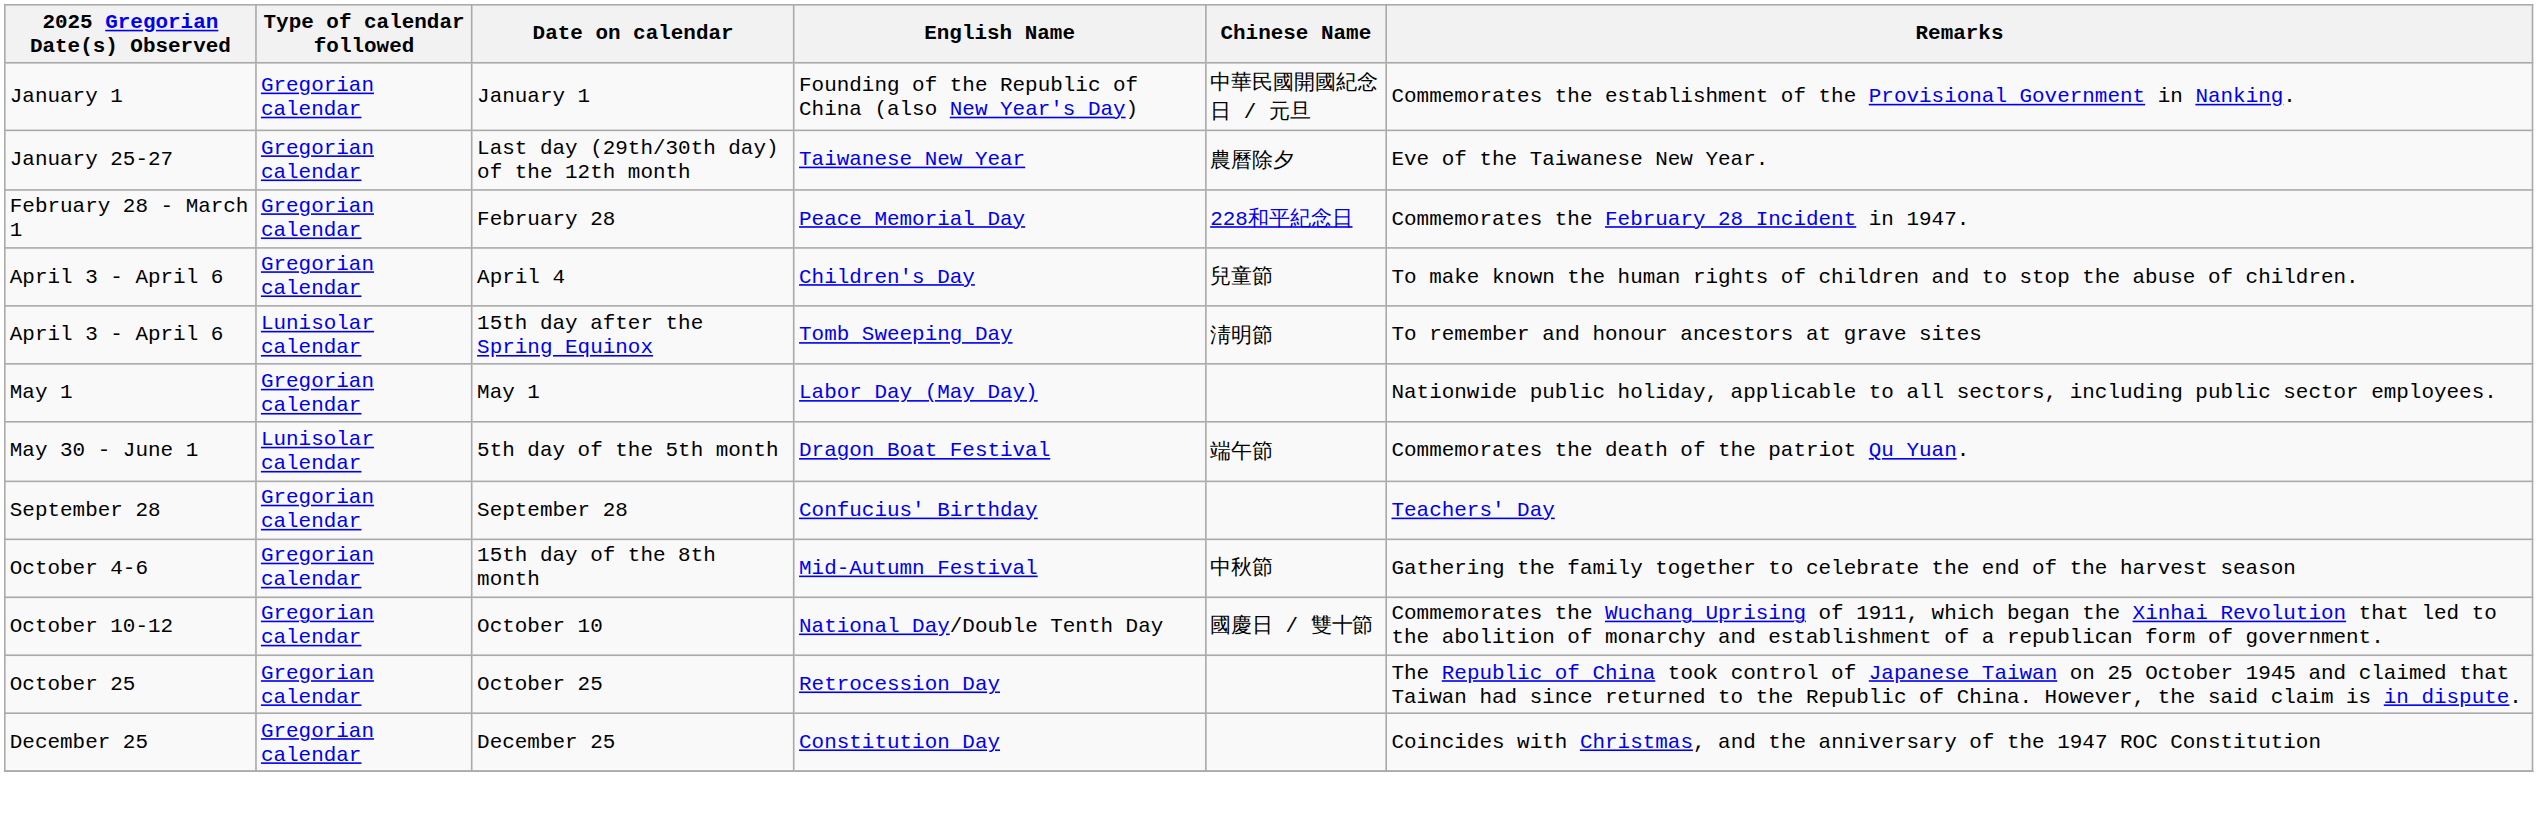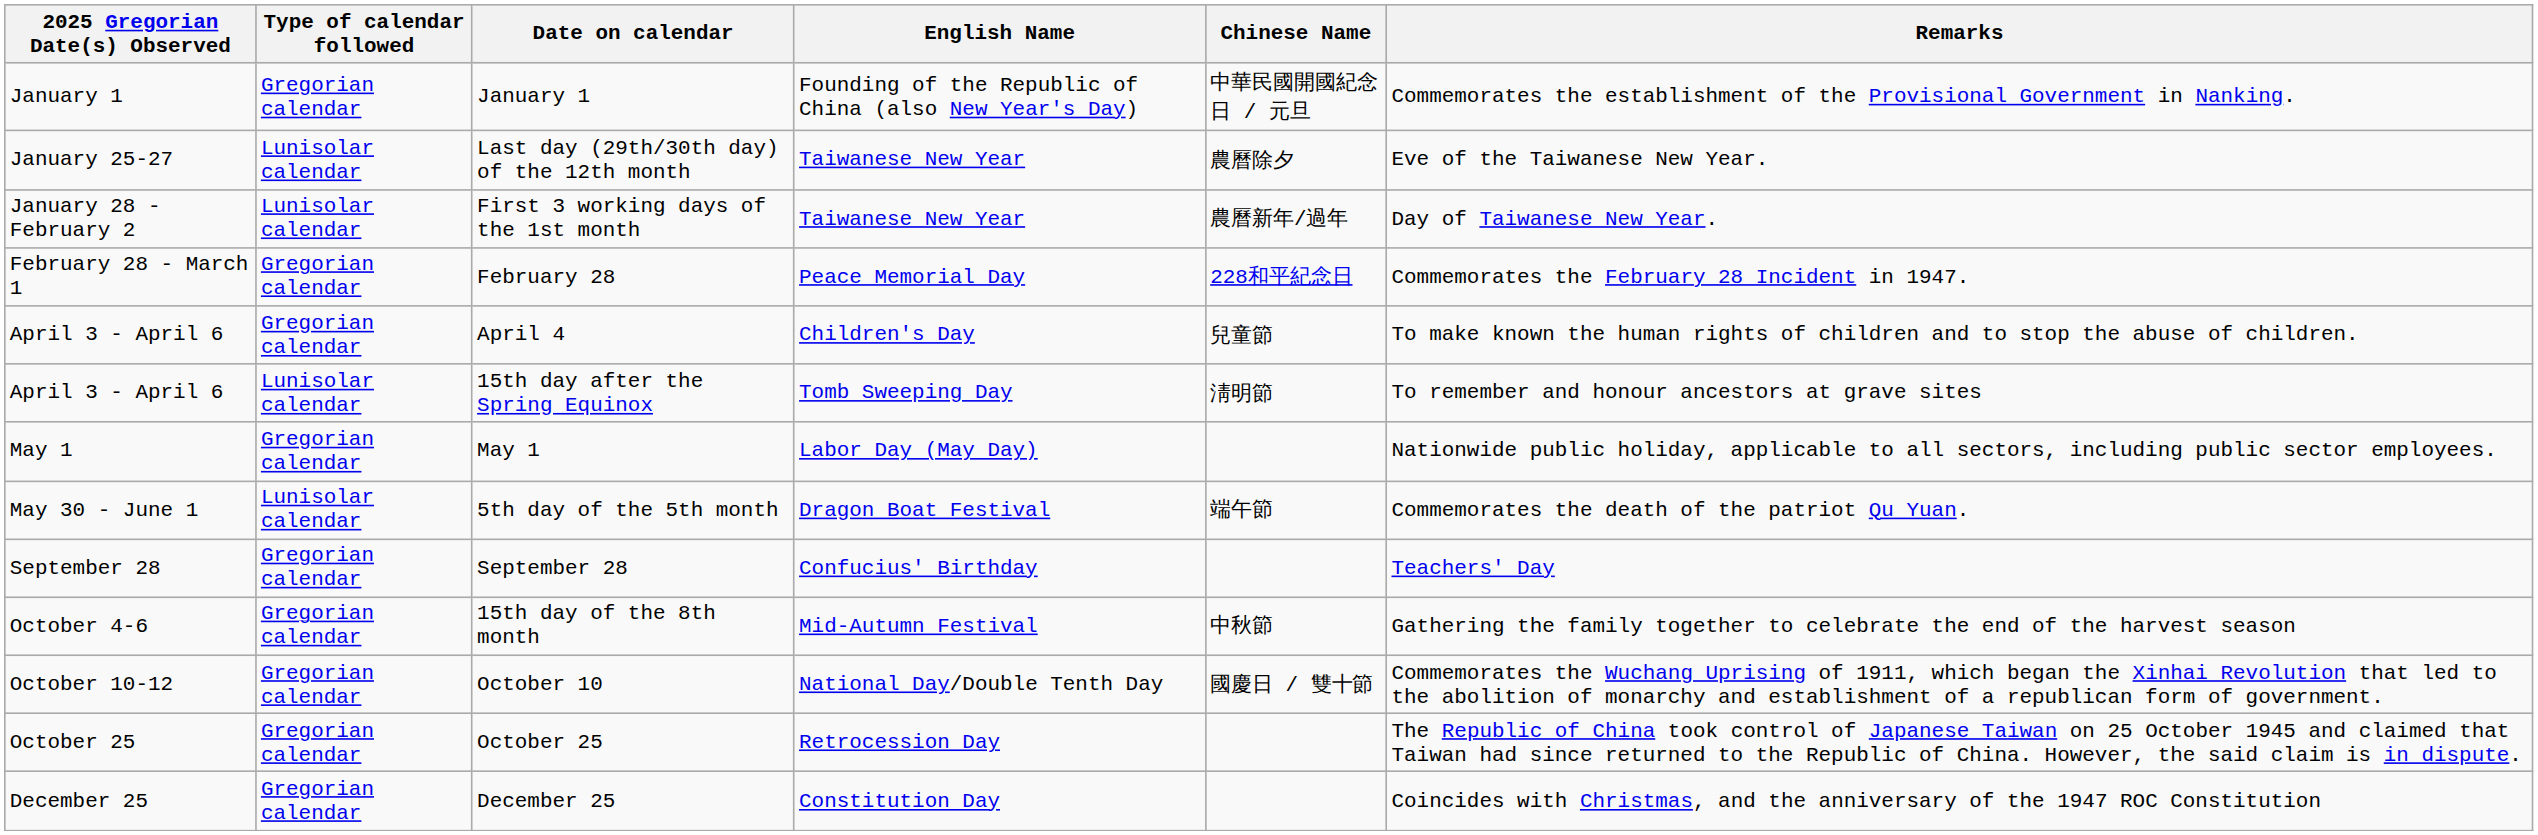(317, 160) Gregorian calendar -> (317, 160) Lunisolar calendar
+ row: (622, 218)
